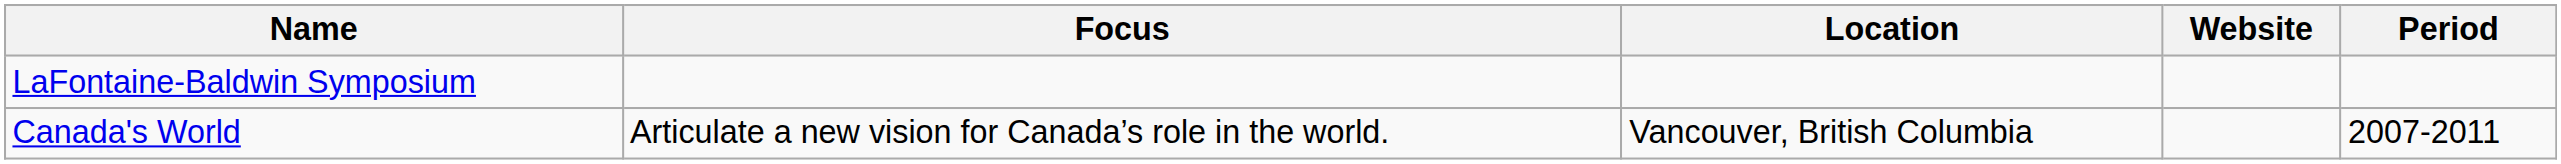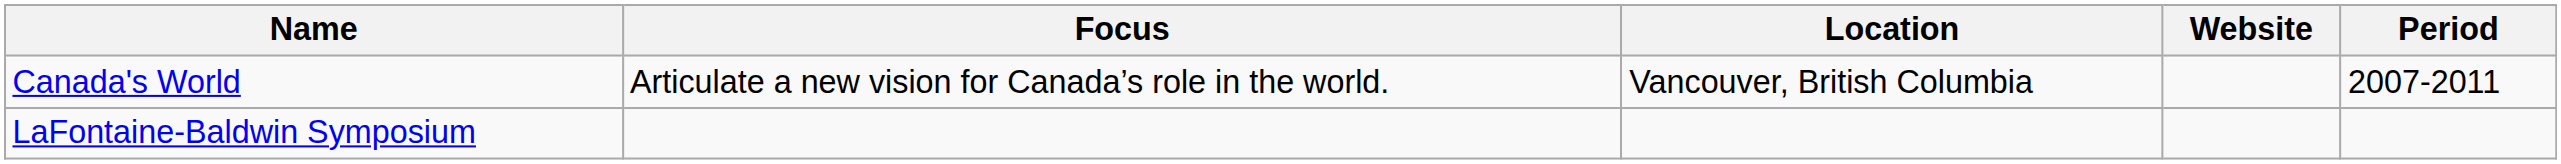rows swapped: (127, 132) <-> (244, 81)
